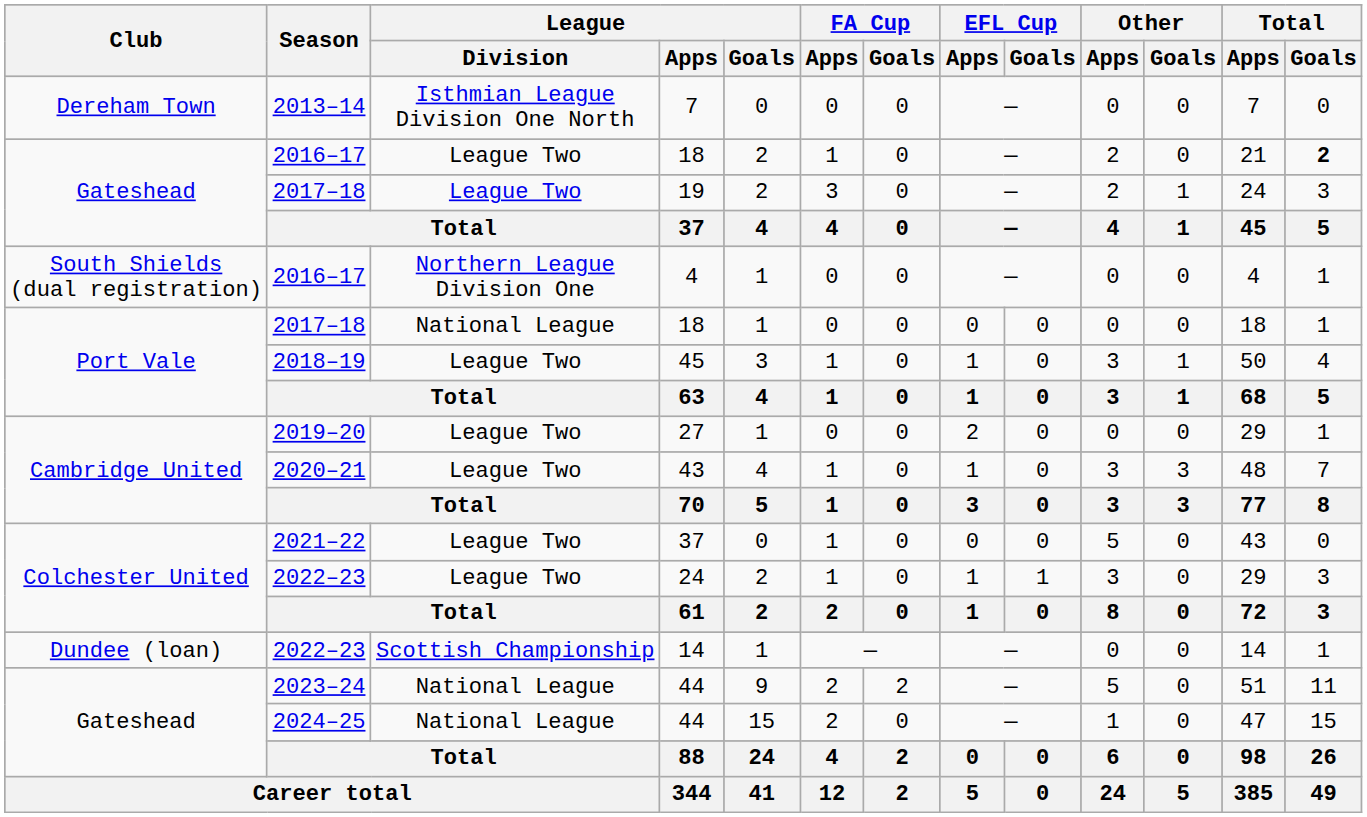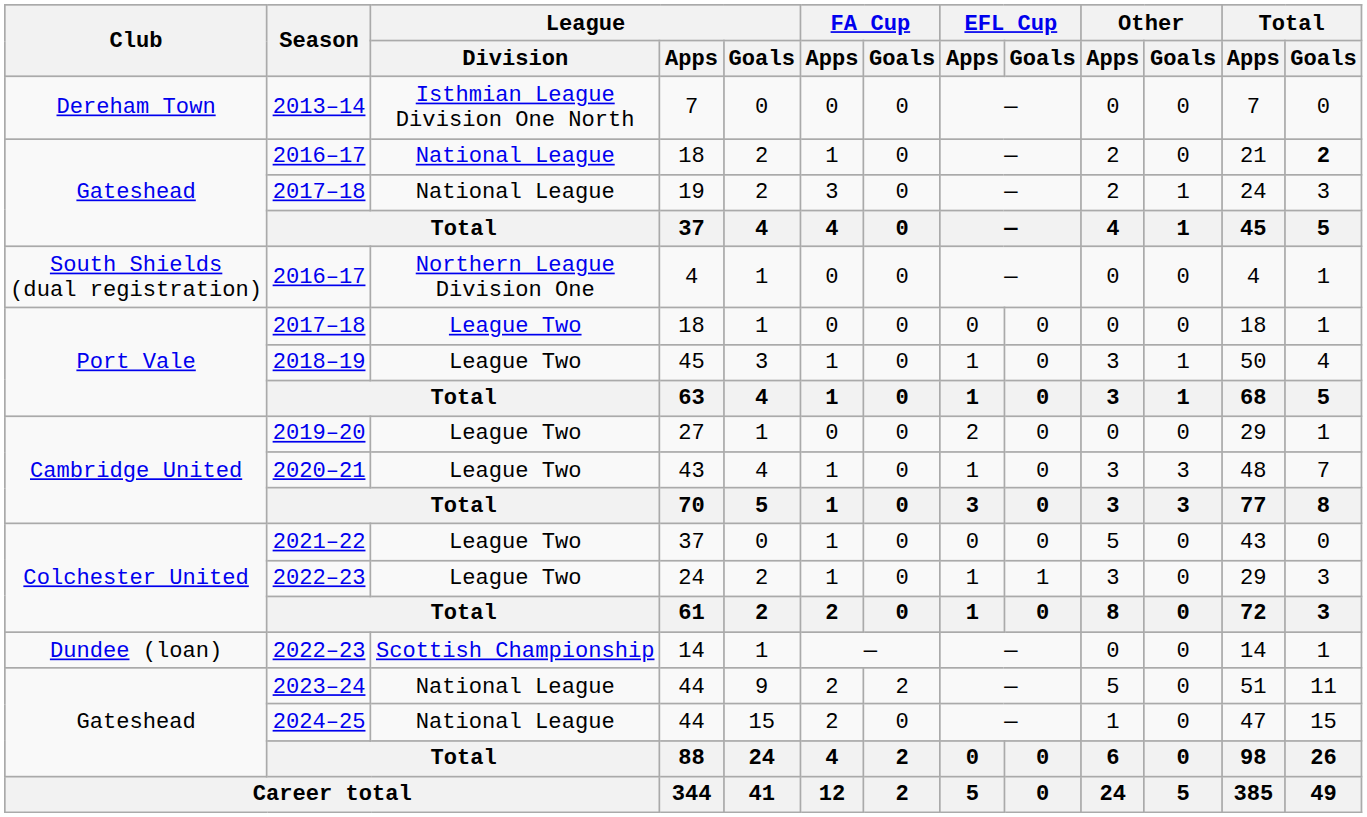(515, 156) League Two -> (515, 156) National League
(515, 192) League Two -> (515, 192) National League
(515, 326) National League -> (515, 326) League Two
